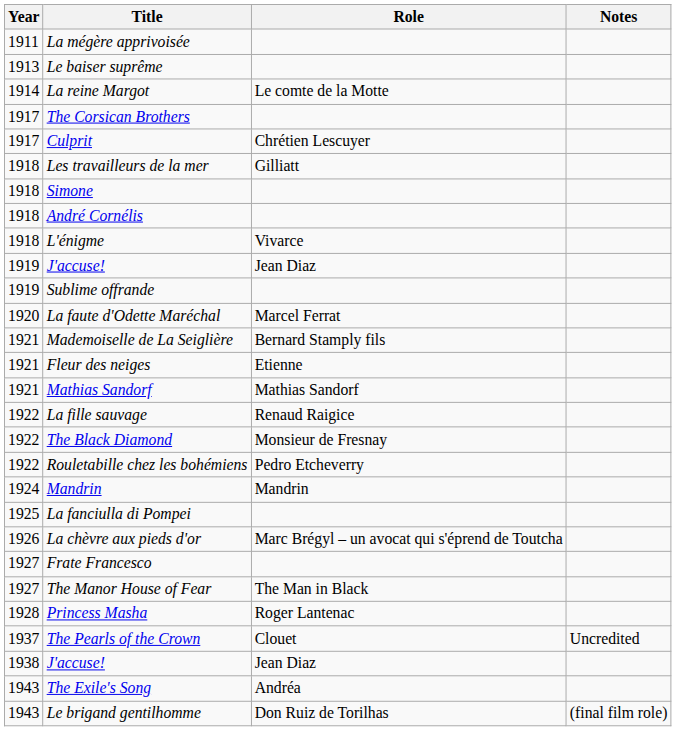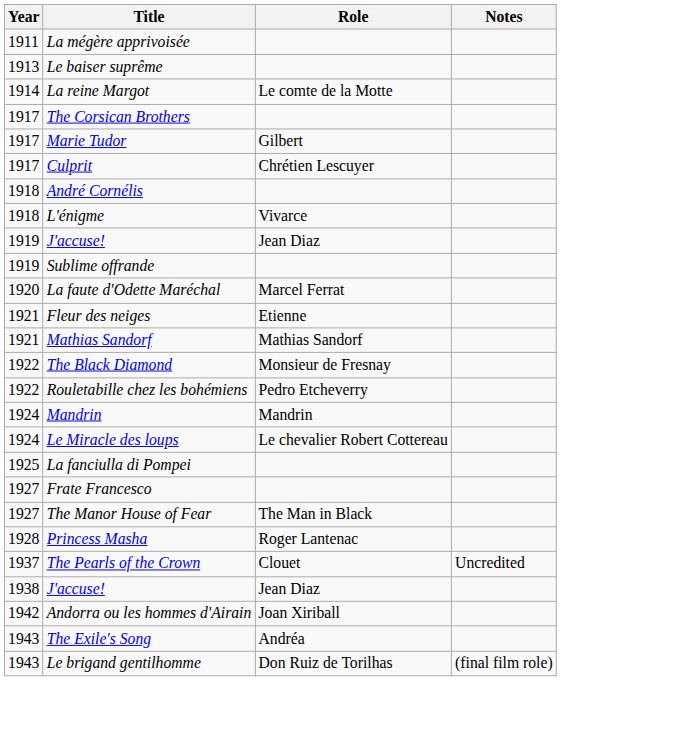+ row: (24, 141)
- row: (24, 166)
- row: (24, 191)
- row: (24, 340)
- row: (24, 414)
+ row: (24, 439)
- row: (24, 539)
+ row: (24, 613)
